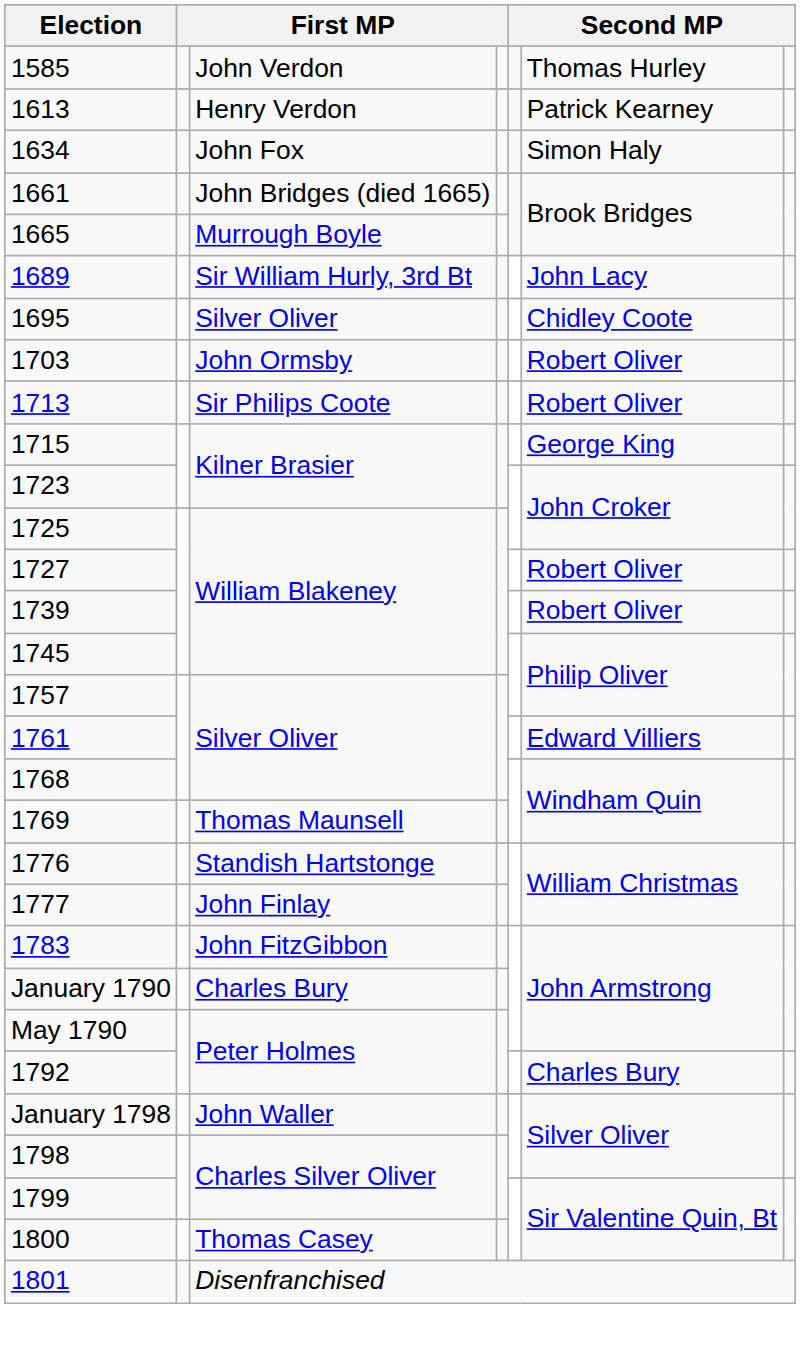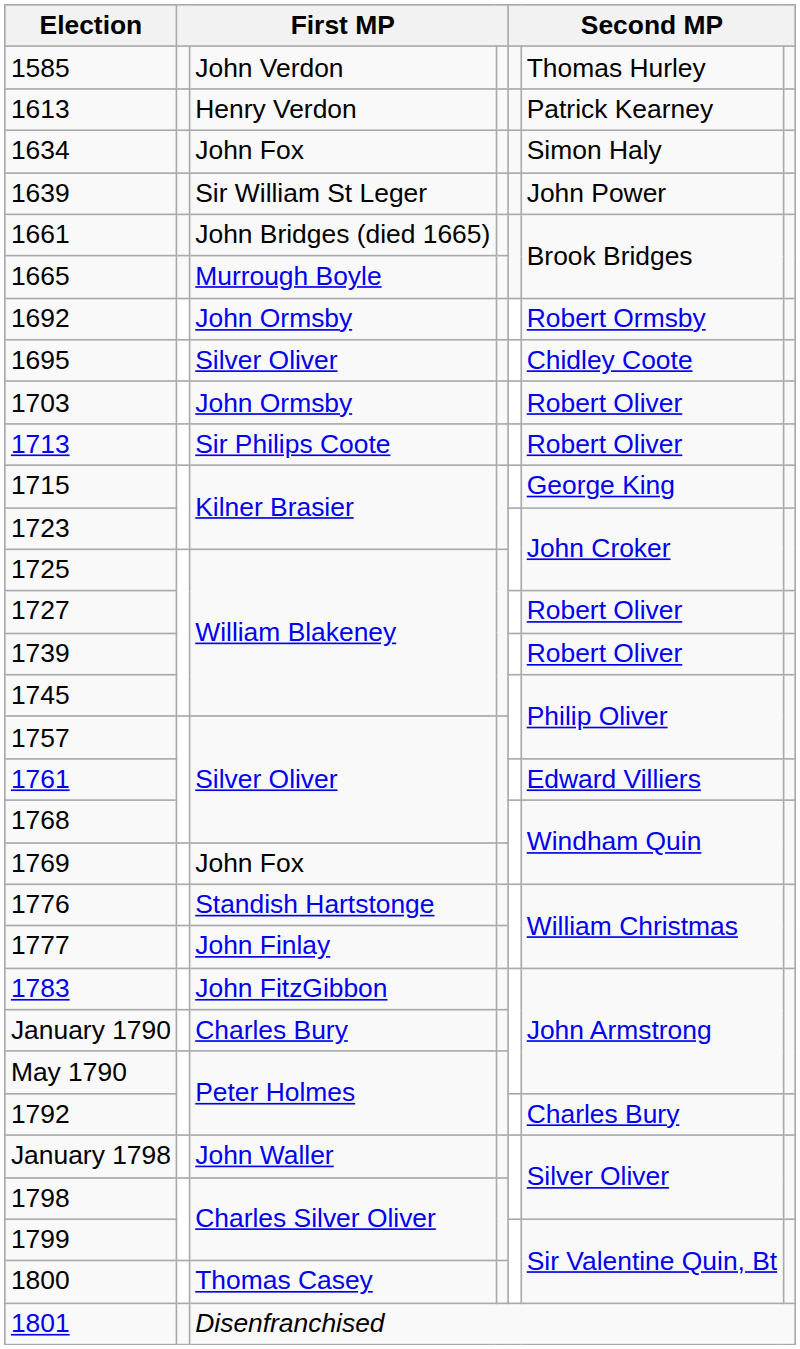+ row: (40, 192)
- row: (40, 276)
+ row: (40, 318)
(299, 820) Thomas Maunsell -> (250, 862) John Fox
